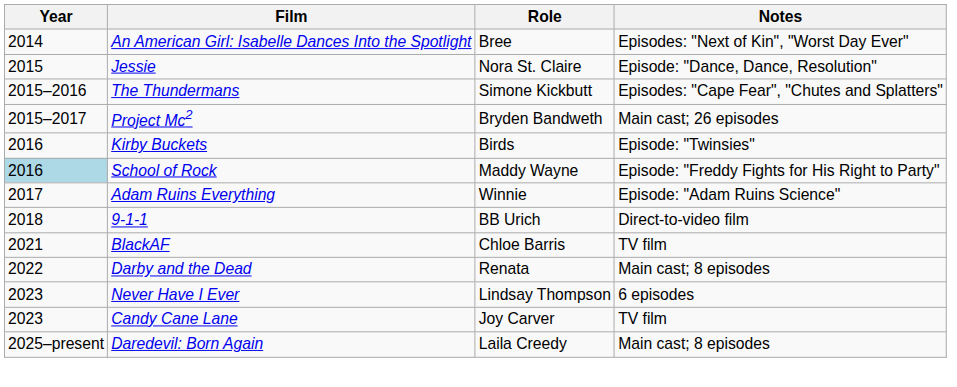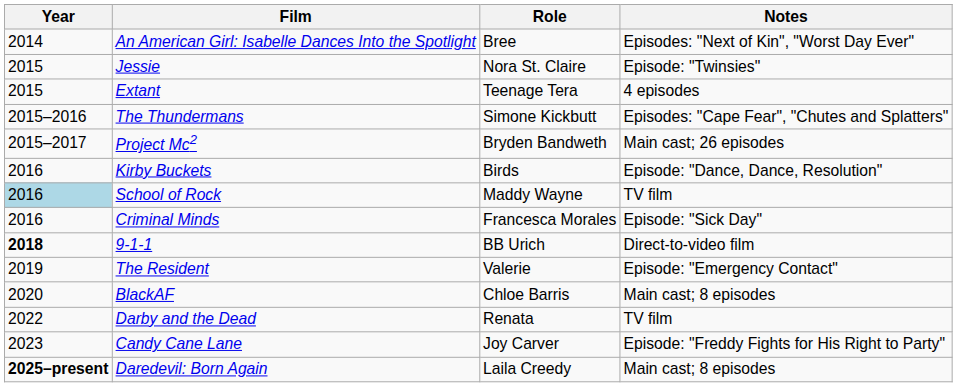(747, 66) Episode: "Dance, Dance, Resolution" -> (692, 66) Episode: "Twinsies"
+ row: (138, 91)
(686, 145) Episode: "Twinsies" -> (753, 170) Episode: "Dance, Dance, Resolution"
(779, 170) Episode: "Freddy Fights for His Right to Party" -> (648, 195) TV film
+ row: (167, 220)
- row: (193, 195)
(26, 220) normal -> (26, 244) bold
+ row: (162, 269)
(26, 244) 2021 -> (26, 294) 2020
(643, 244) TV film -> (699, 294) Main cast; 8 episodes
(694, 269) Main cast; 8 episodes -> (648, 319) TV film
- row: (175, 294)
(643, 319) TV film -> (784, 344) Episode: "Freddy Fights for His Right to Party"
(56, 344) normal -> (58, 369) bold
